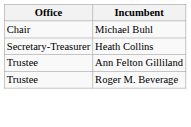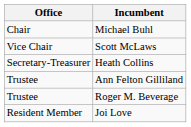+ row: (126, 46)
+ row: (113, 113)
